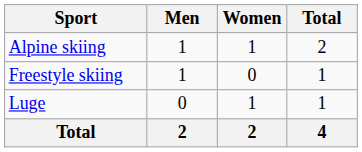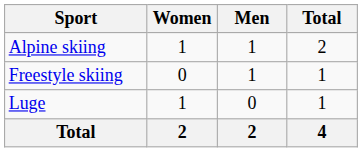columns swapped: (182, 18) <-> (252, 18)
